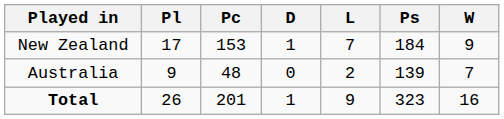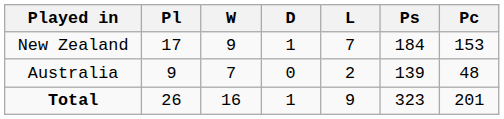columns swapped: (469, 18) <-> (231, 18)
